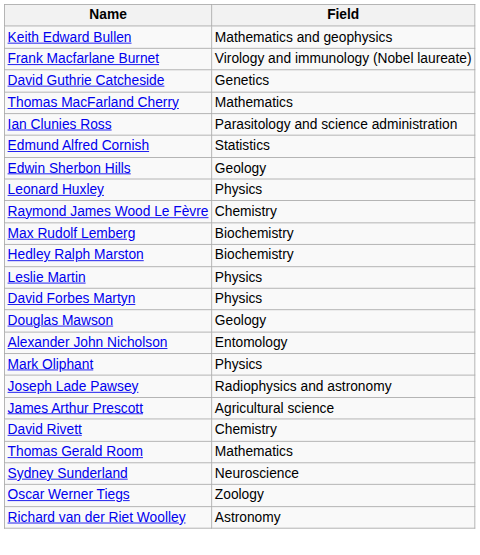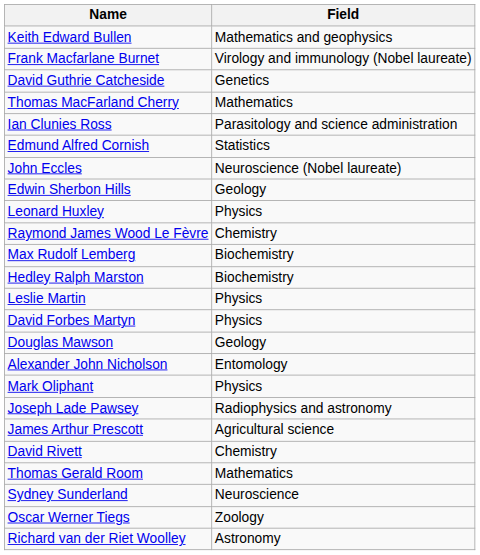+ row: (45, 168)
